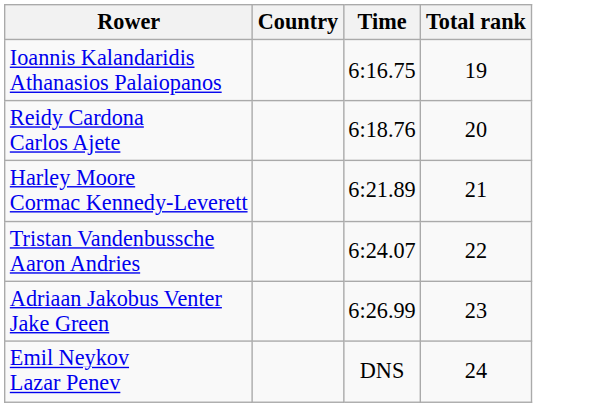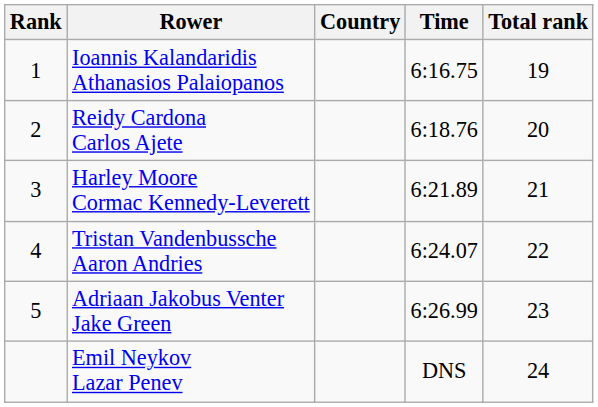+ column: (36, 22)
